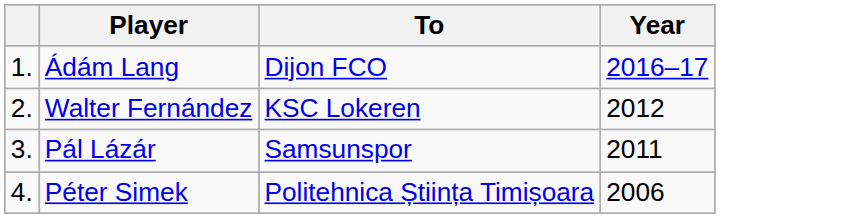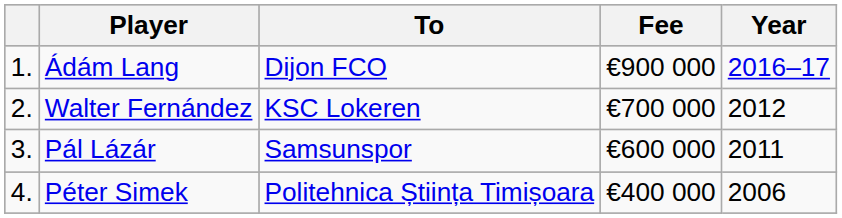+ column: (661, 25)
